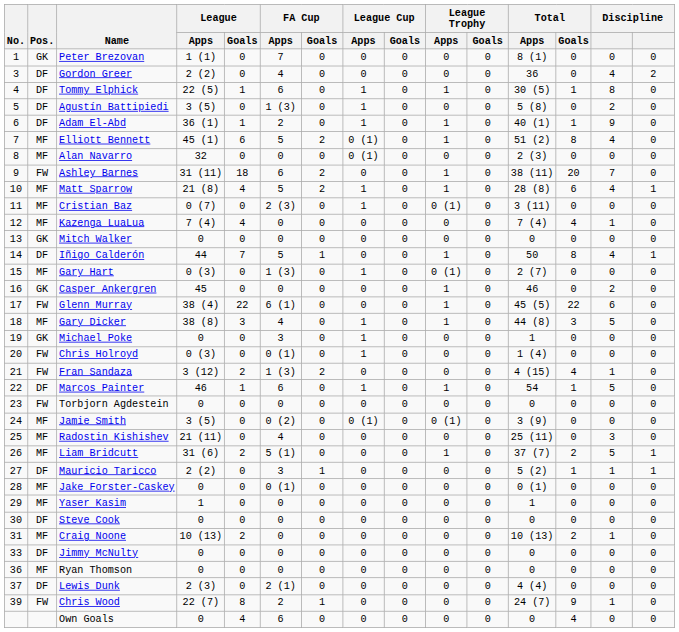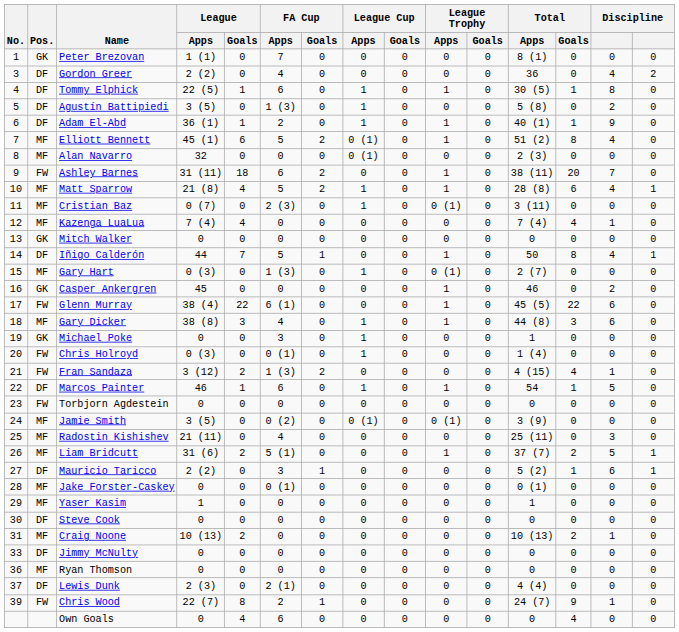(612, 322) 5 -> (612, 322) 6
(612, 471) 1 -> (612, 471) 6
